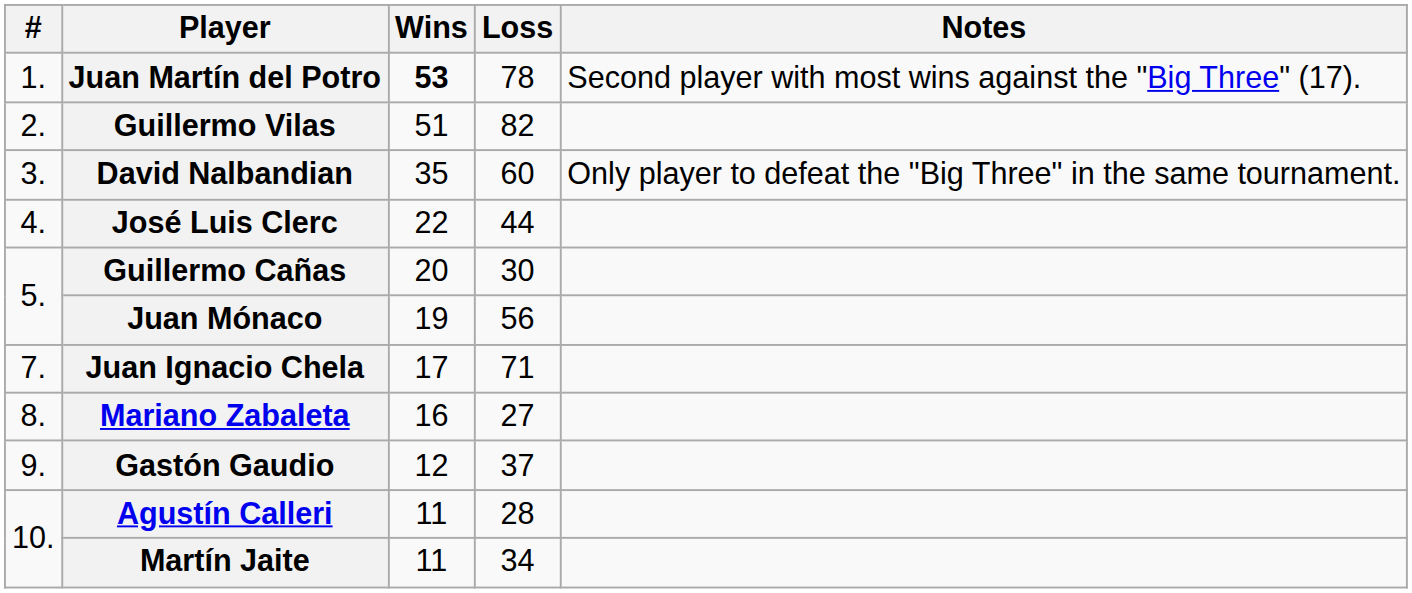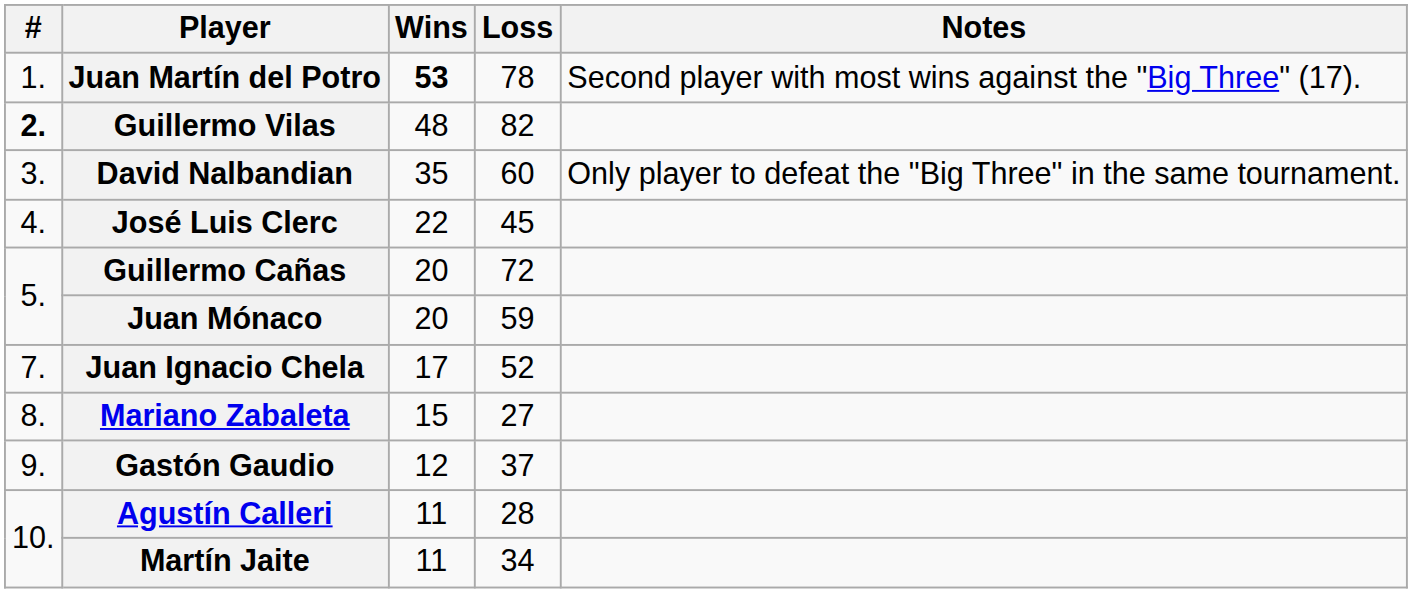(33, 125) normal -> (33, 125) bold
(431, 125) 51 -> (431, 125) 48
(518, 222) 44 -> (518, 222) 45
(518, 271) 30 -> (518, 271) 72
(431, 319) 19 -> (431, 319) 20
(518, 319) 56 -> (518, 319) 59
(518, 367) 71 -> (518, 367) 52
(431, 416) 16 -> (431, 416) 15
